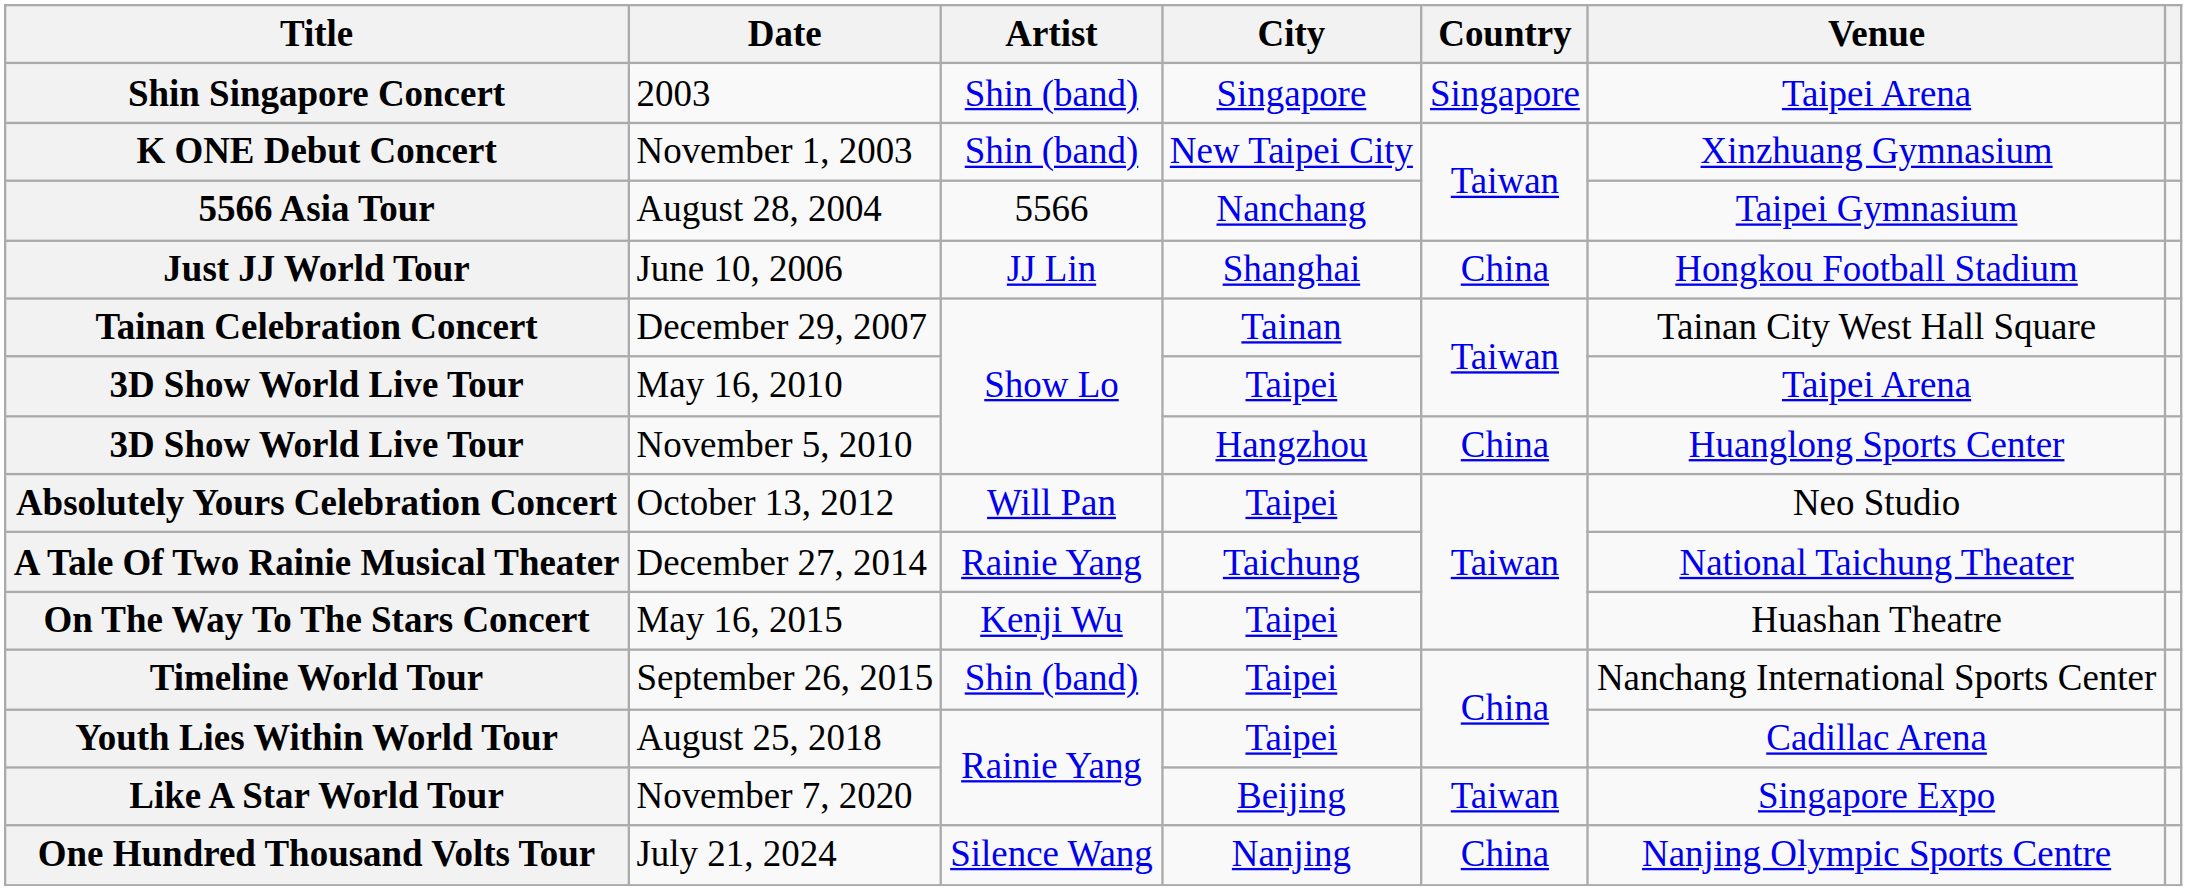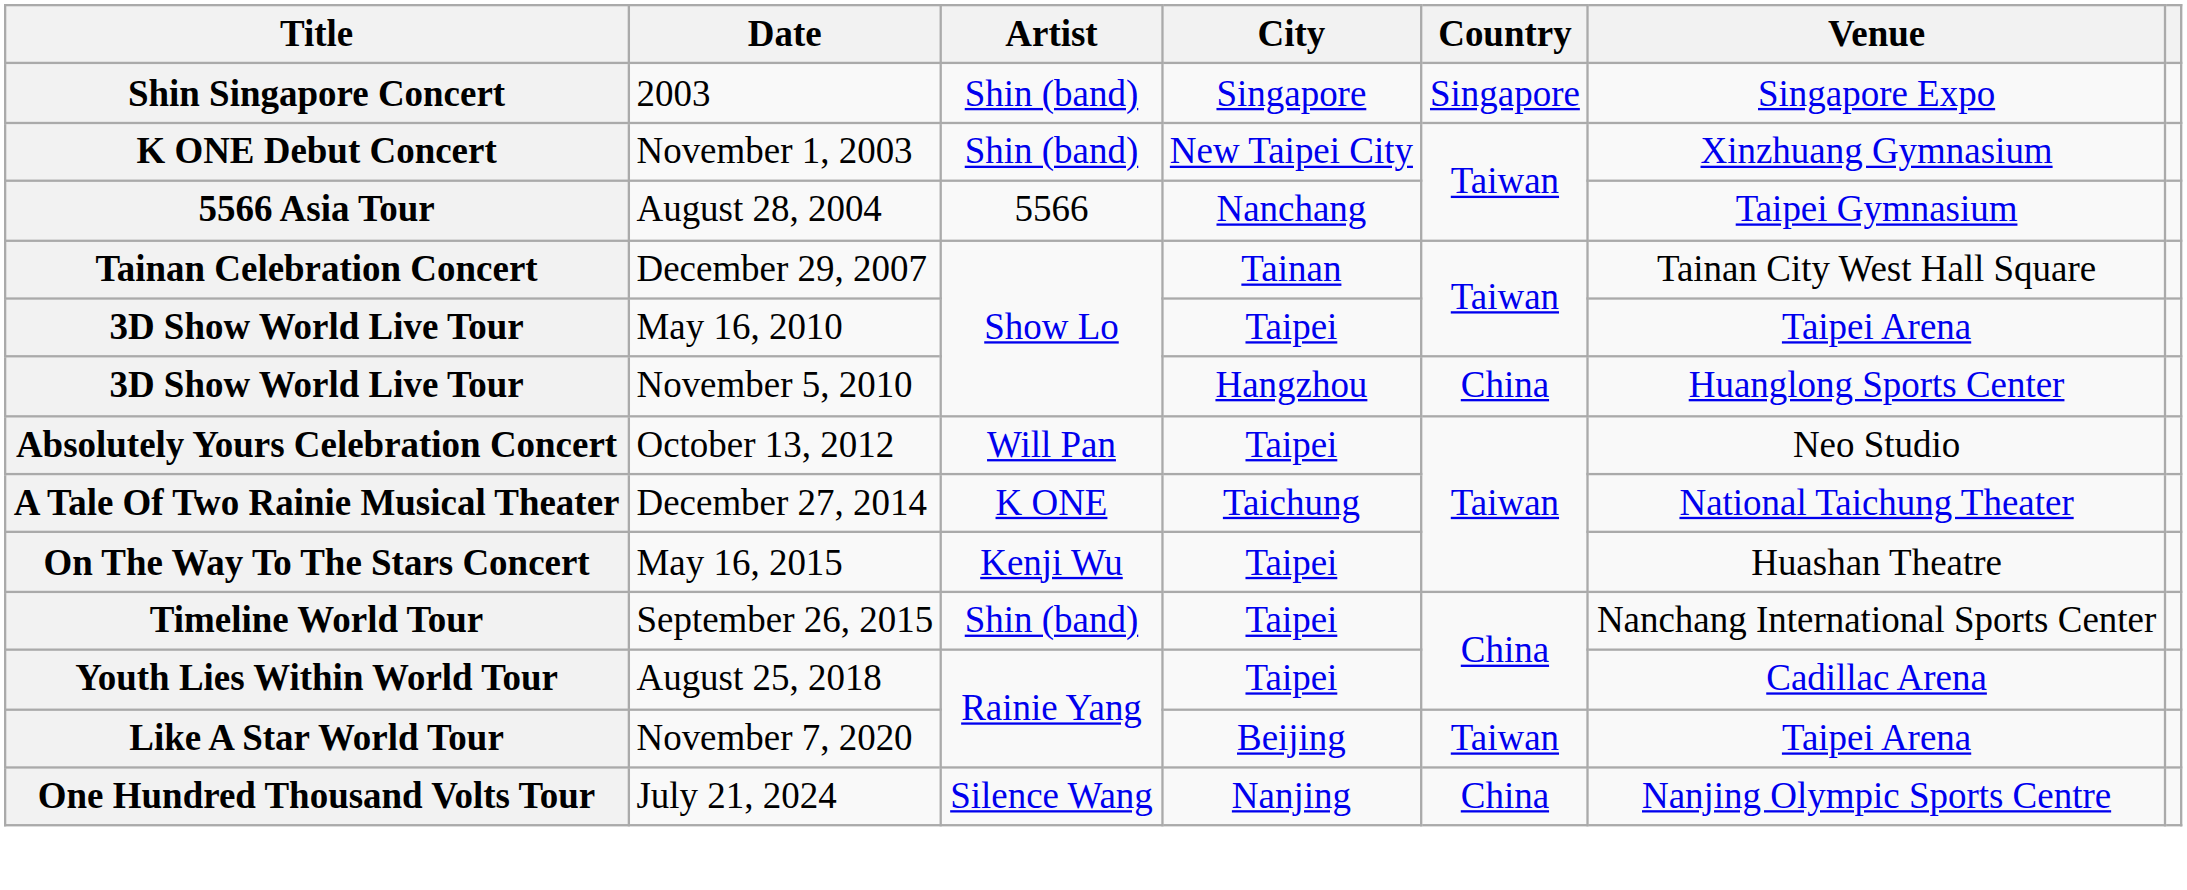(1877, 92) Taipei Arena -> (1877, 92) Singapore Expo
- row: (317, 268)
(1051, 561) Rainie Yang -> (1051, 502) K ONE
(1877, 795) Singapore Expo -> (1877, 737) Taipei Arena
